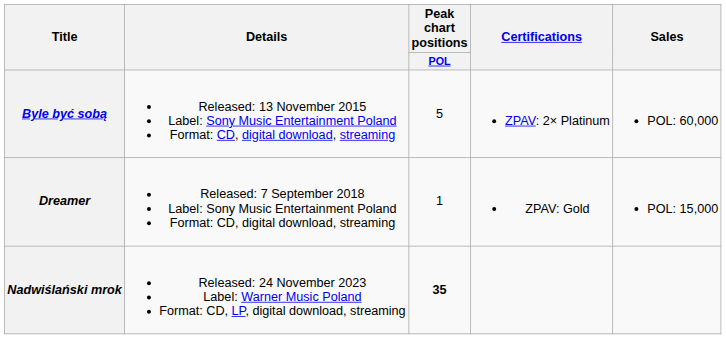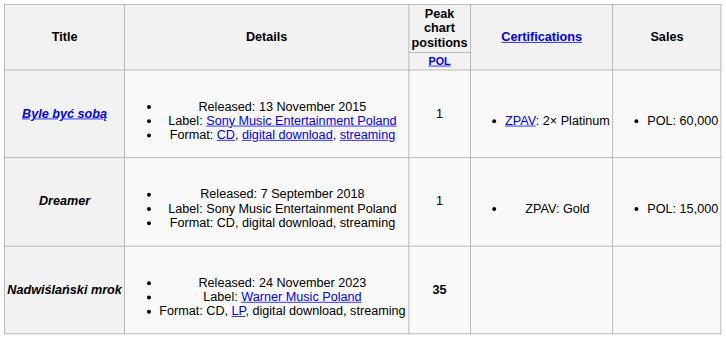(440, 113) 5 -> (440, 113) 1
